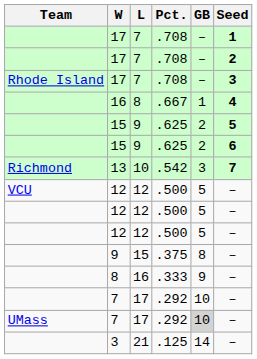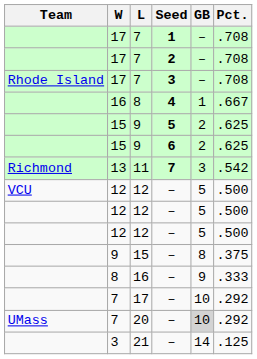columns swapped: (171, 15) <-> (232, 15)
(141, 168) 10 -> (141, 168) 11
(141, 321) 17 -> (141, 321) 20
